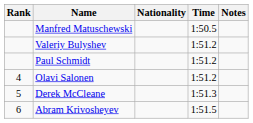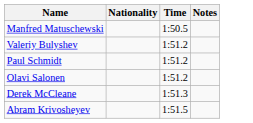- column: (19, 12)
